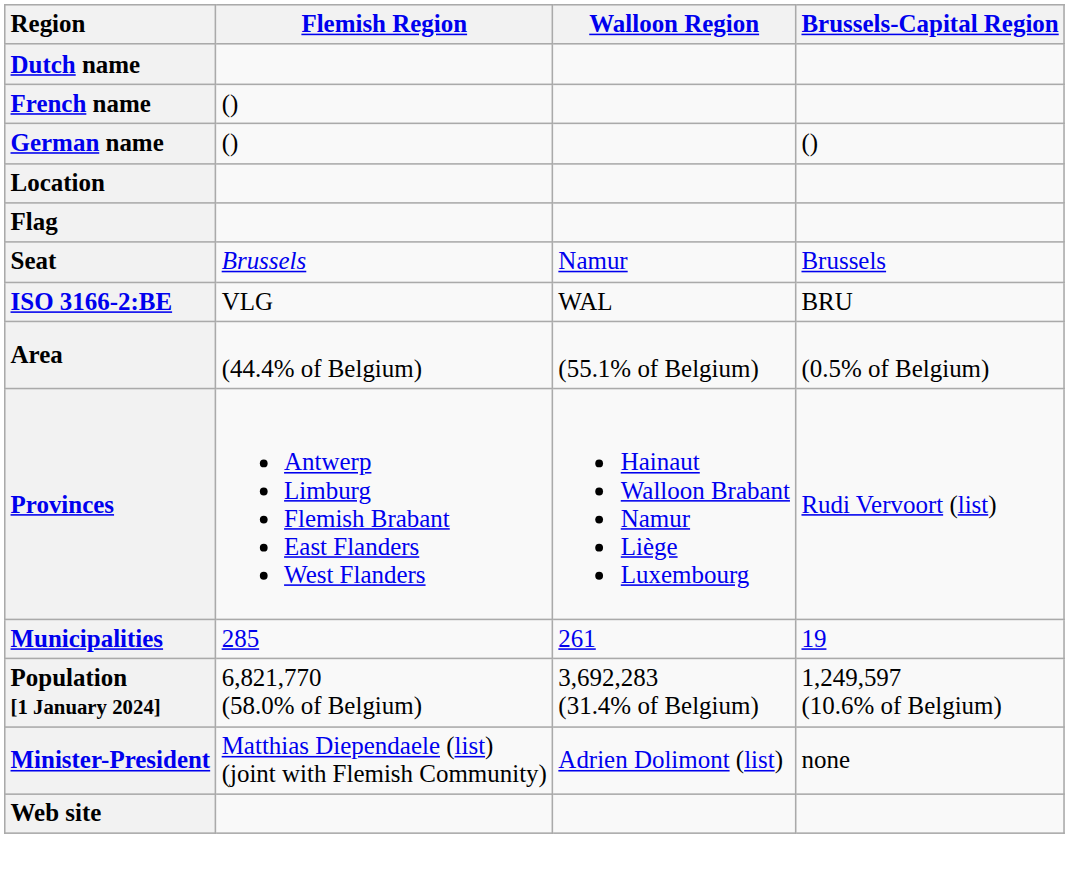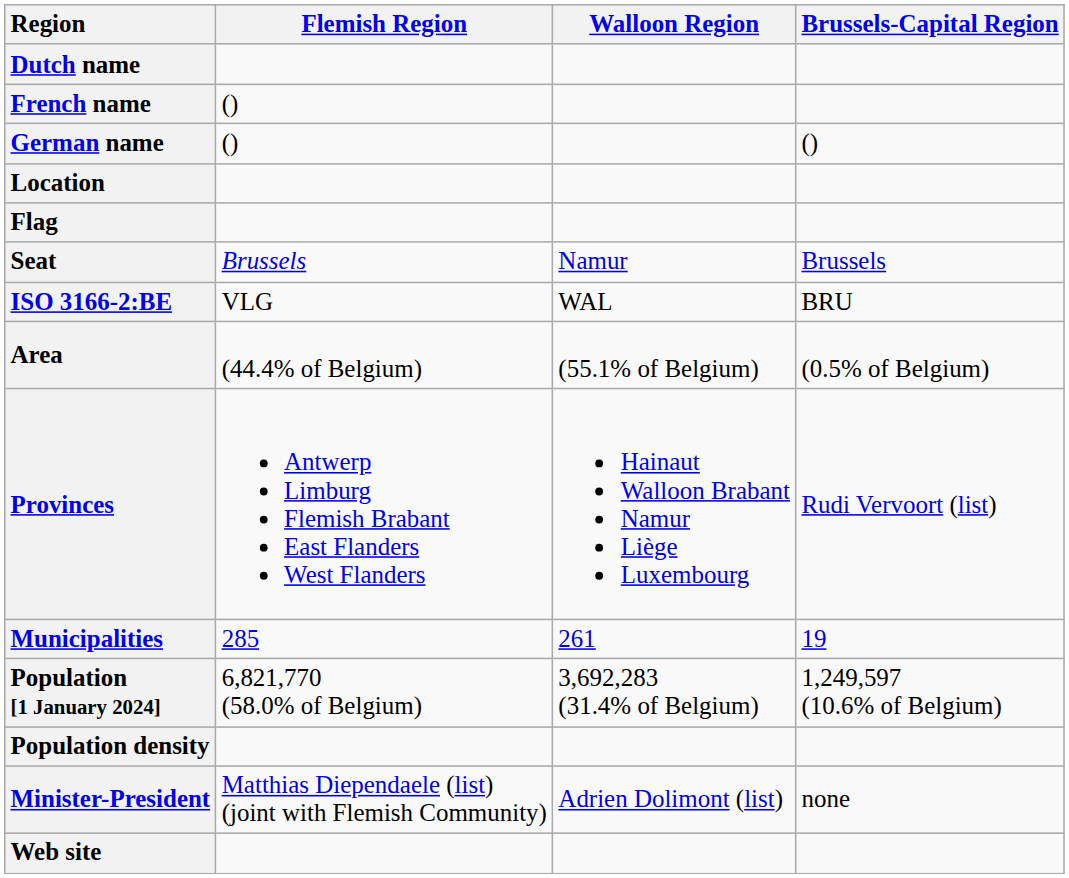+ row: (110, 745)
